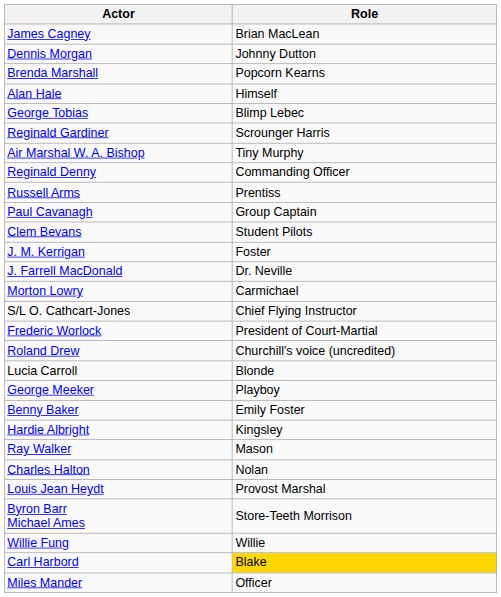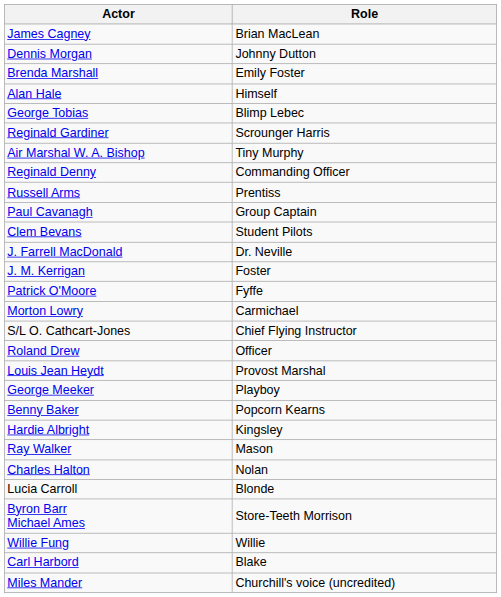(280, 73) Popcorn Kearns -> (270, 73) Emily Foster
rows swapped: (46, 251) <-> (65, 271)
+ row: (52, 291)
- row: (54, 331)
(315, 350) Churchill's voice (uncredited) -> (254, 350) Officer
rows swapped: (42, 370) <-> (55, 489)
(270, 410) Emily Foster -> (280, 410) Popcorn Kearns
(251, 562) gold background -> (251, 562) no background
(254, 582) Officer -> (315, 582) Churchill's voice (uncredited)
